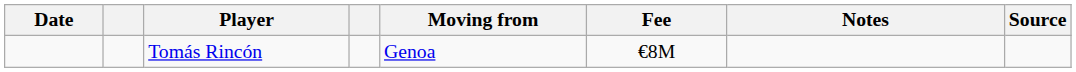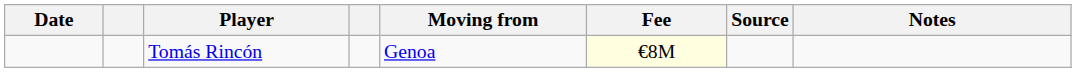columns swapped: (865, 20) <-> (1038, 20)
(657, 51) no background -> (657, 51) lightyellow background
